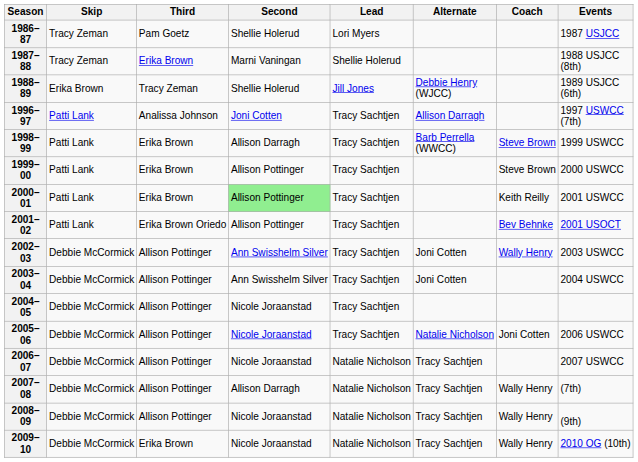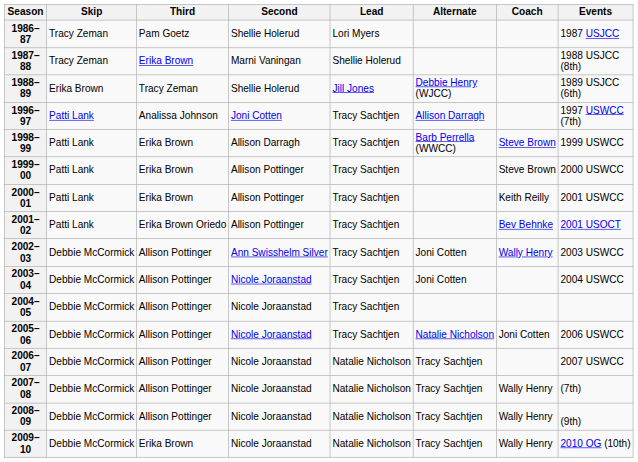(267, 198) lightgreen background -> (267, 198) no background
(279, 280) Ann Swisshelm Silver -> (271, 280) Nicole Joraanstad
(265, 389) Allison Darragh -> (271, 389) Nicole Joraanstad
